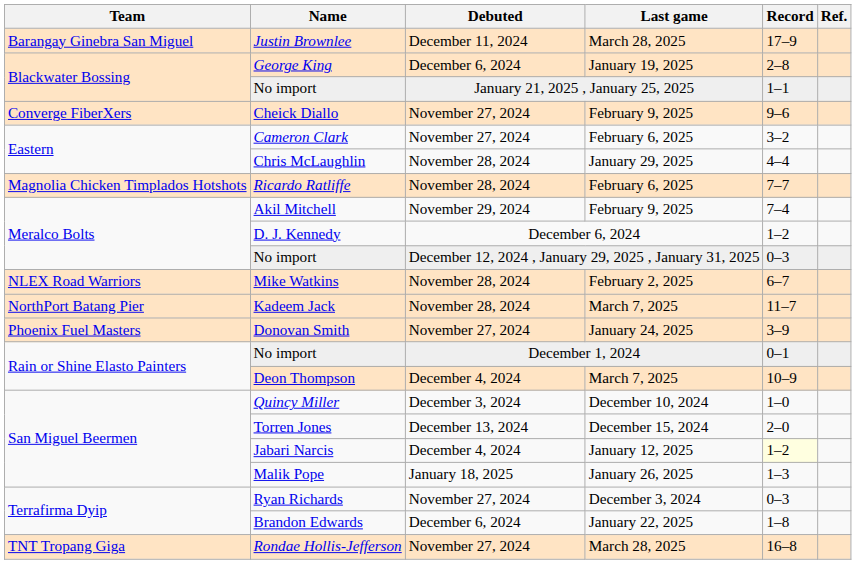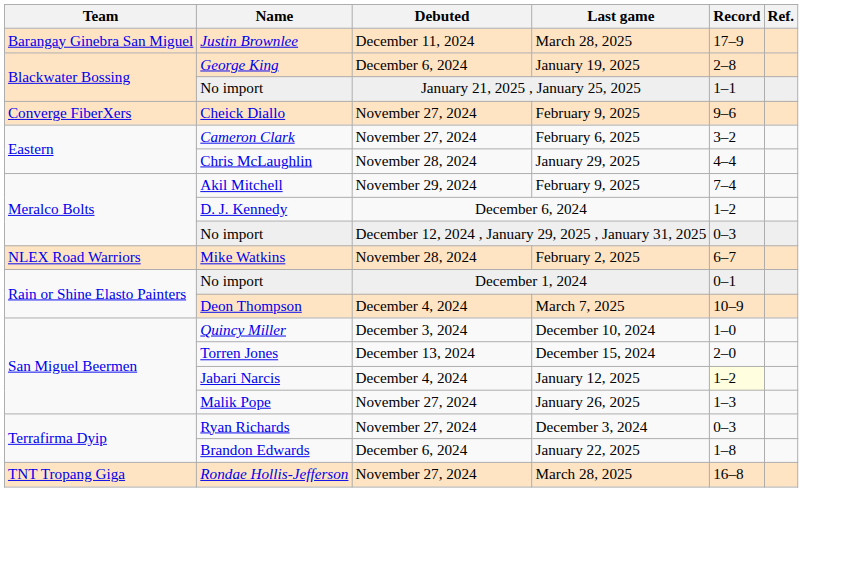- row: (302, 185)
- row: (294, 305)
- row: (301, 329)
(461, 474) January 18, 2025 -> (416, 402) November 27, 2024
